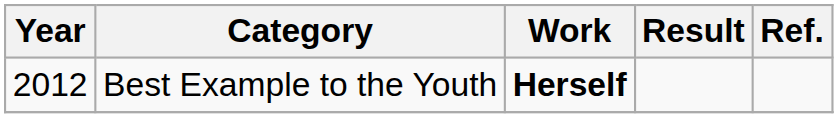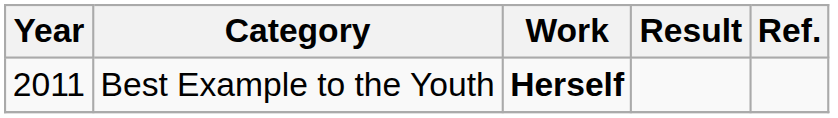(50, 84) 2012 -> (49, 84) 2011
